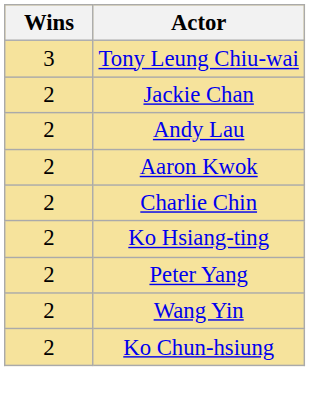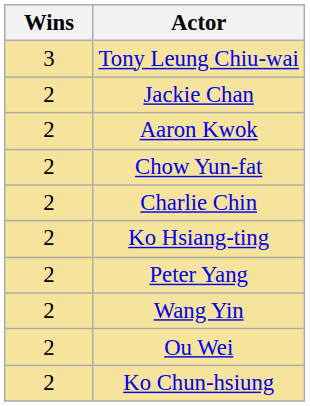- row: (199, 130)
+ row: (199, 166)
+ row: (199, 346)
